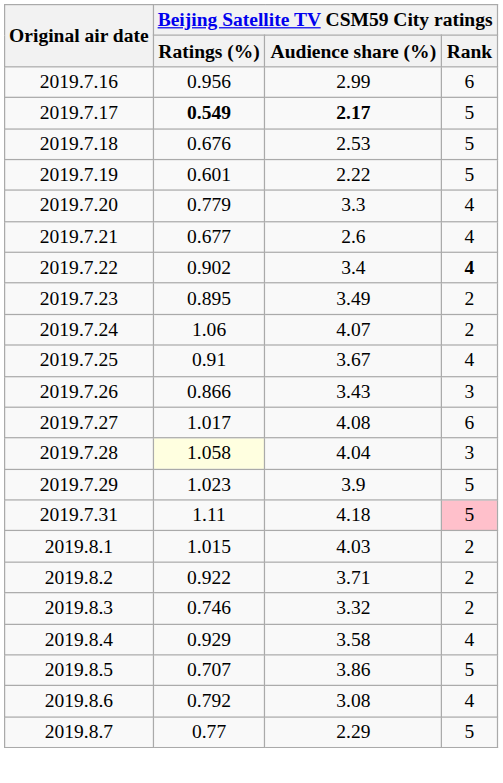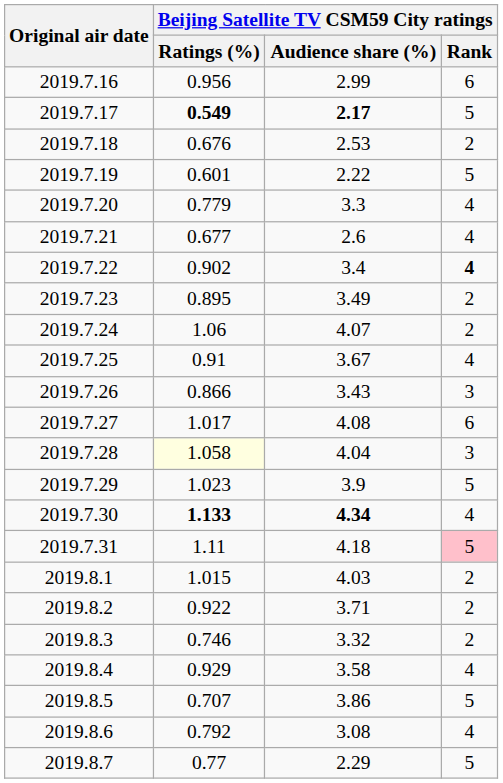(469, 143) 5 -> (469, 143) 2
+ row: (79, 515)
